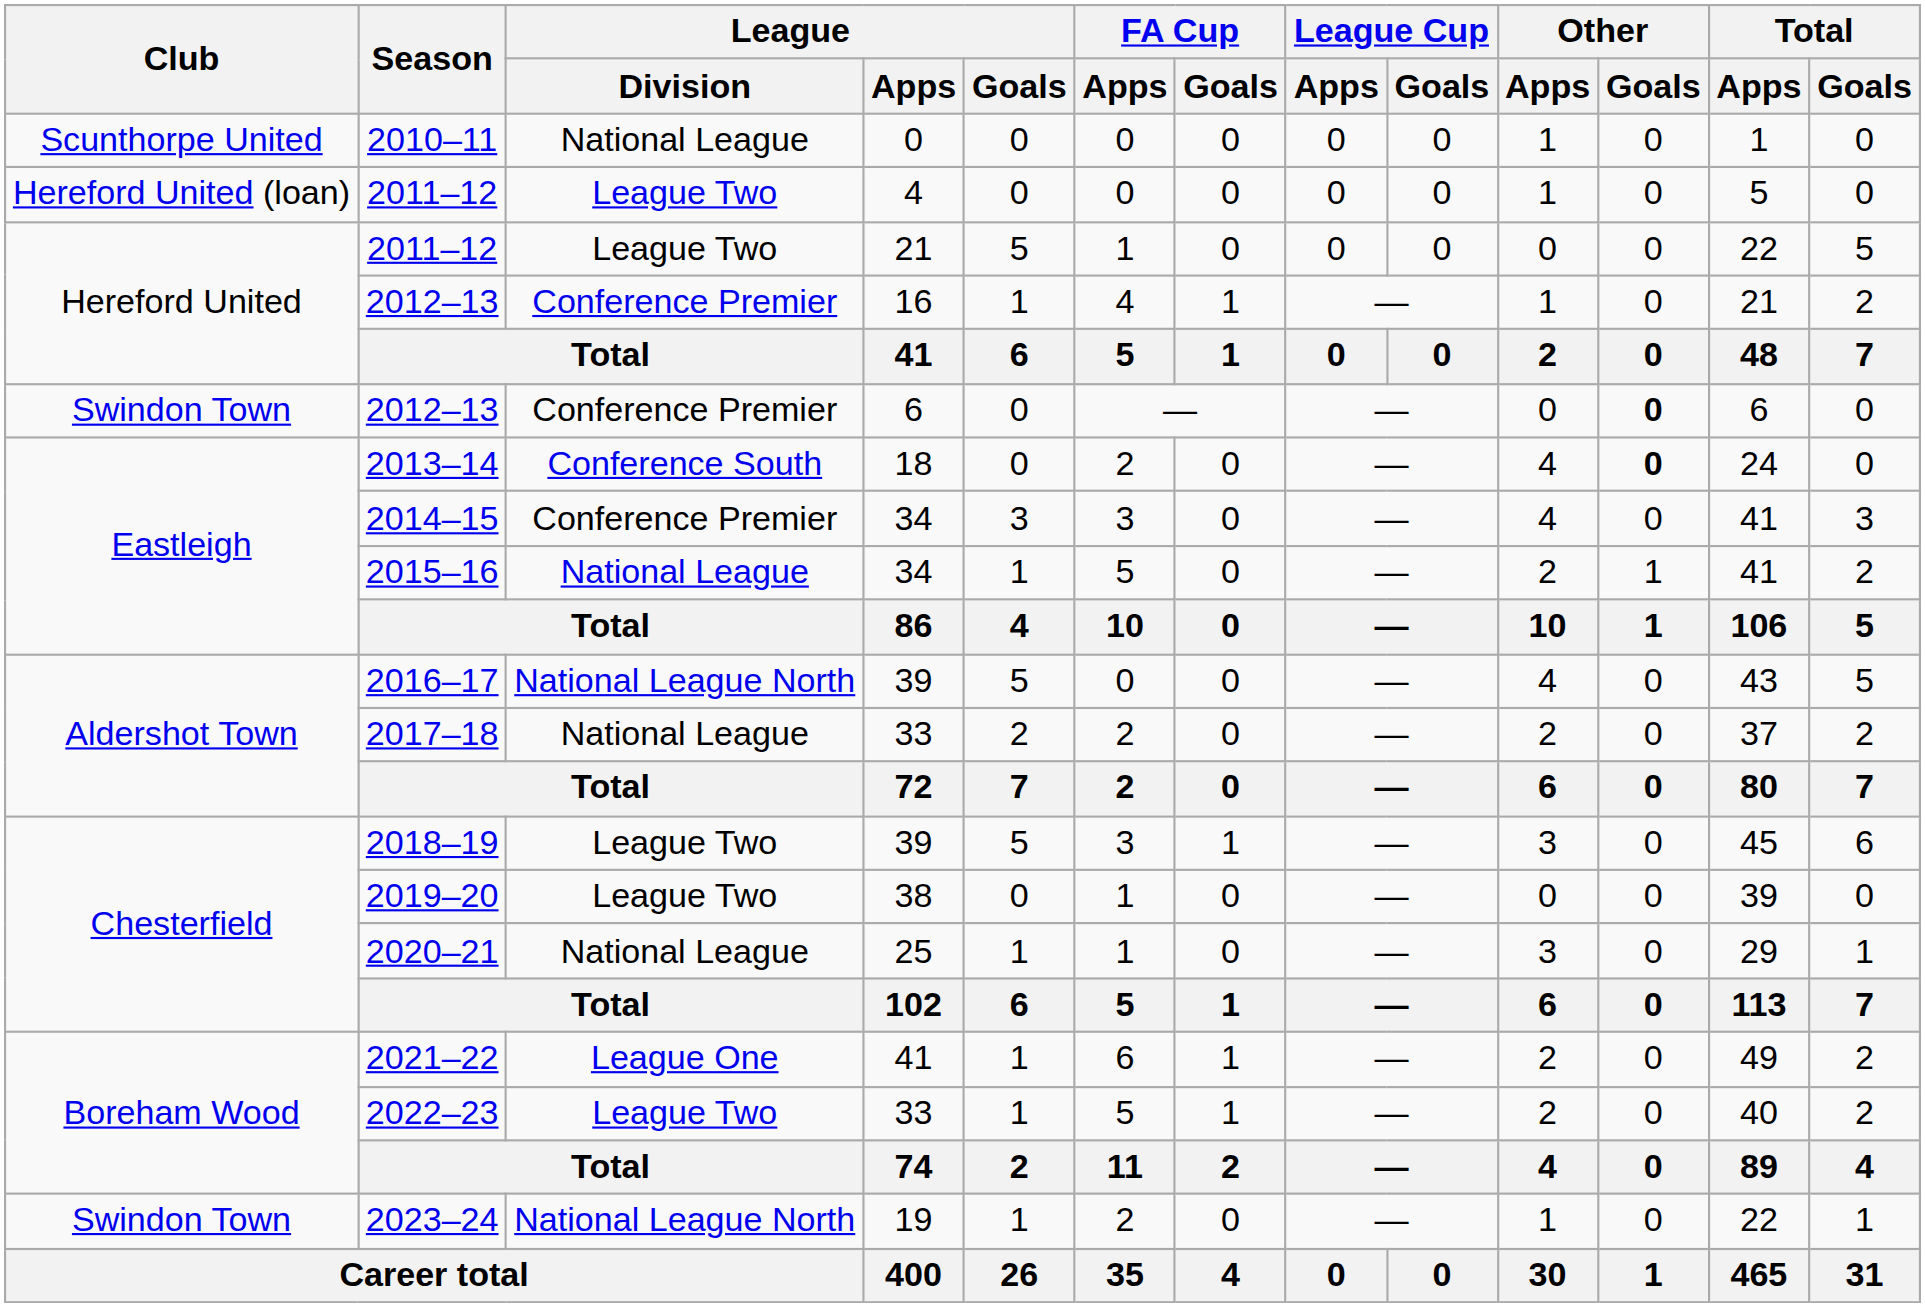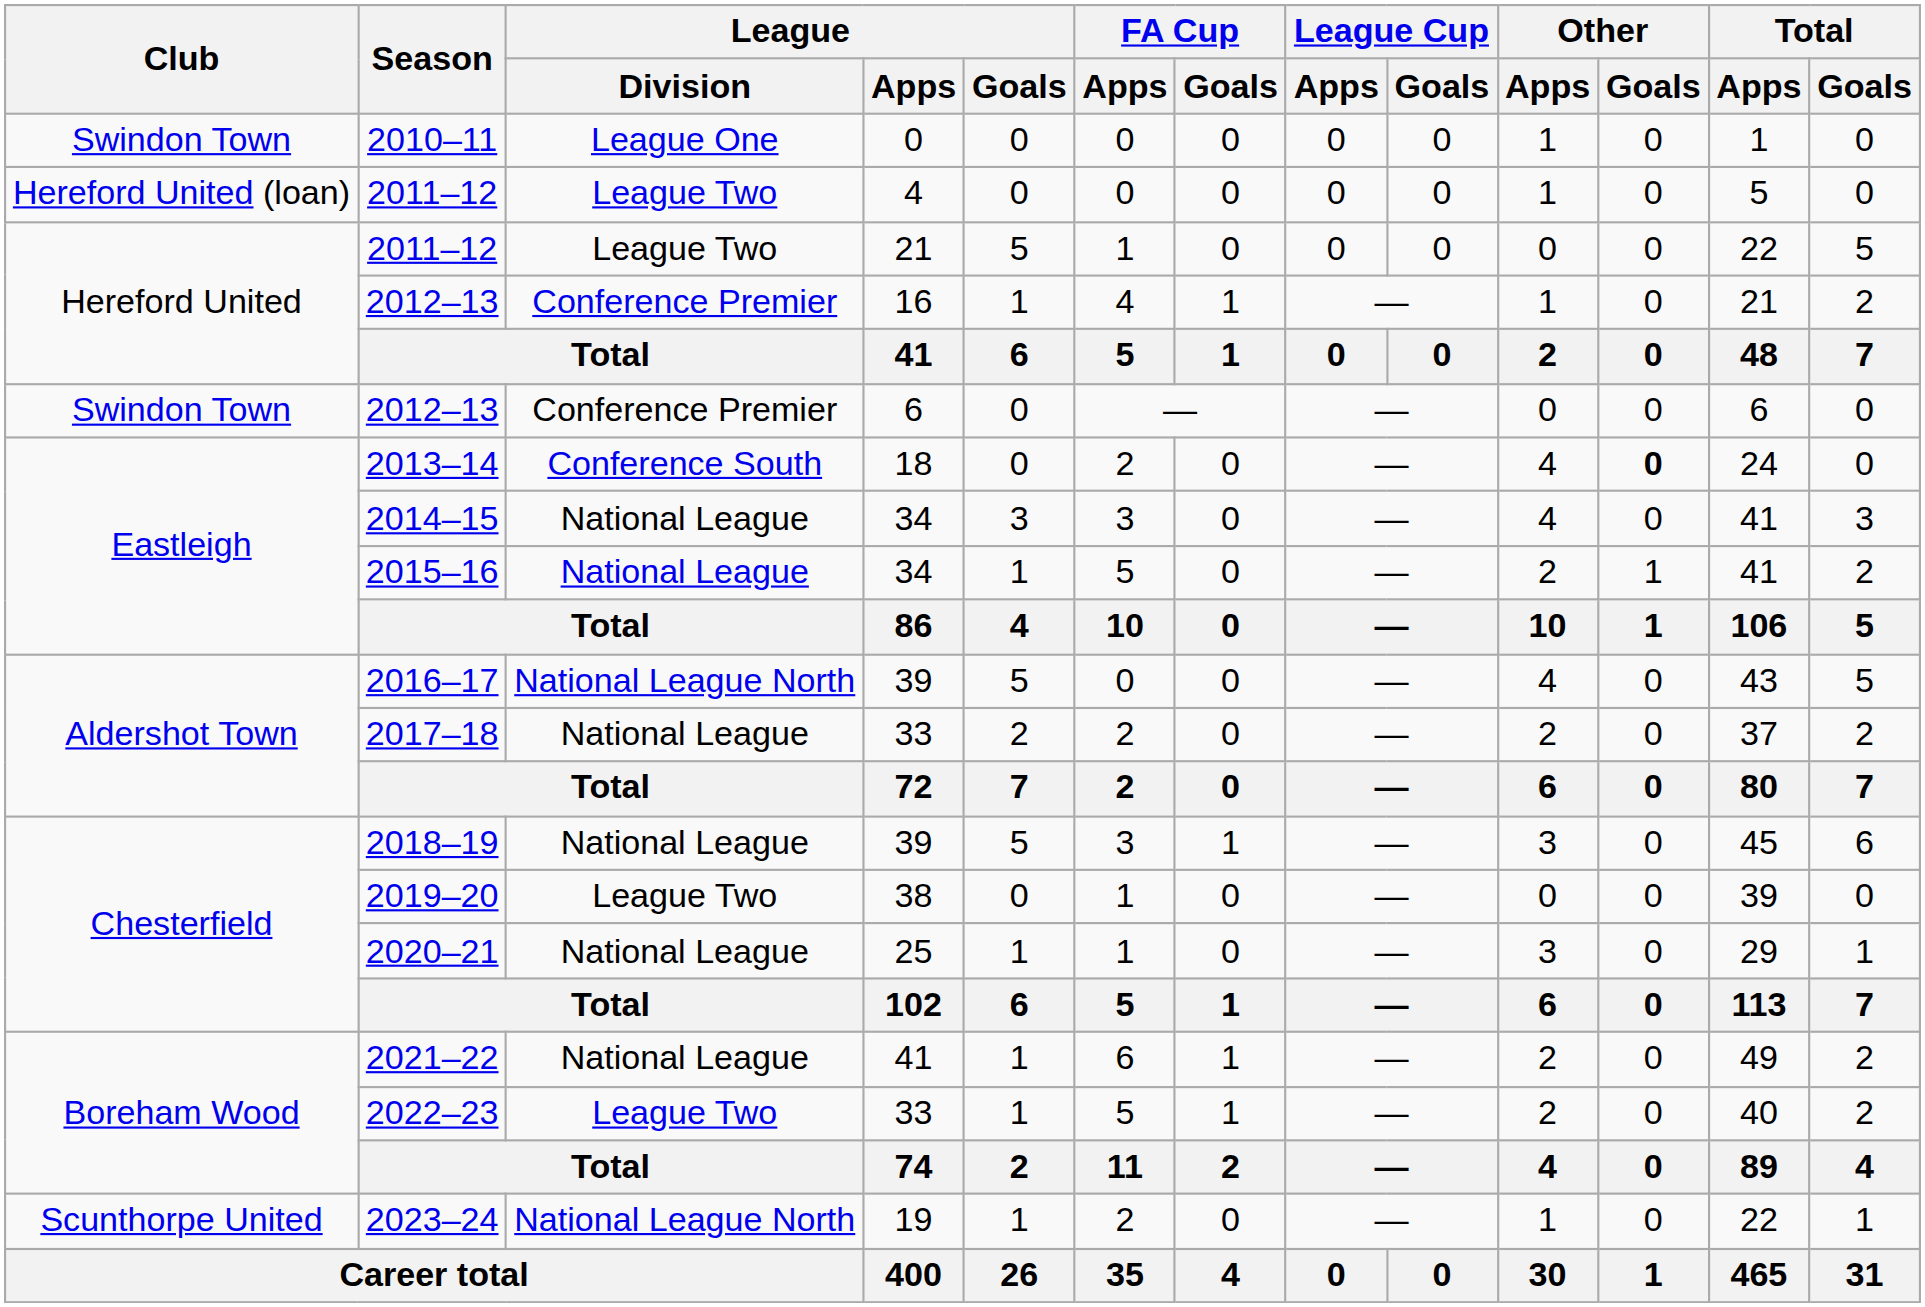(182, 139) Scunthorpe United -> (182, 139) Swindon Town
(685, 139) National League -> (685, 139) League One
(1653, 409) bold -> (1653, 409) normal
(685, 517) Conference Premier -> (685, 517) National League
(685, 842) League Two -> (685, 842) National League
(685, 1058) League One -> (685, 1058) National League
(182, 1220) Swindon Town -> (182, 1220) Scunthorpe United
